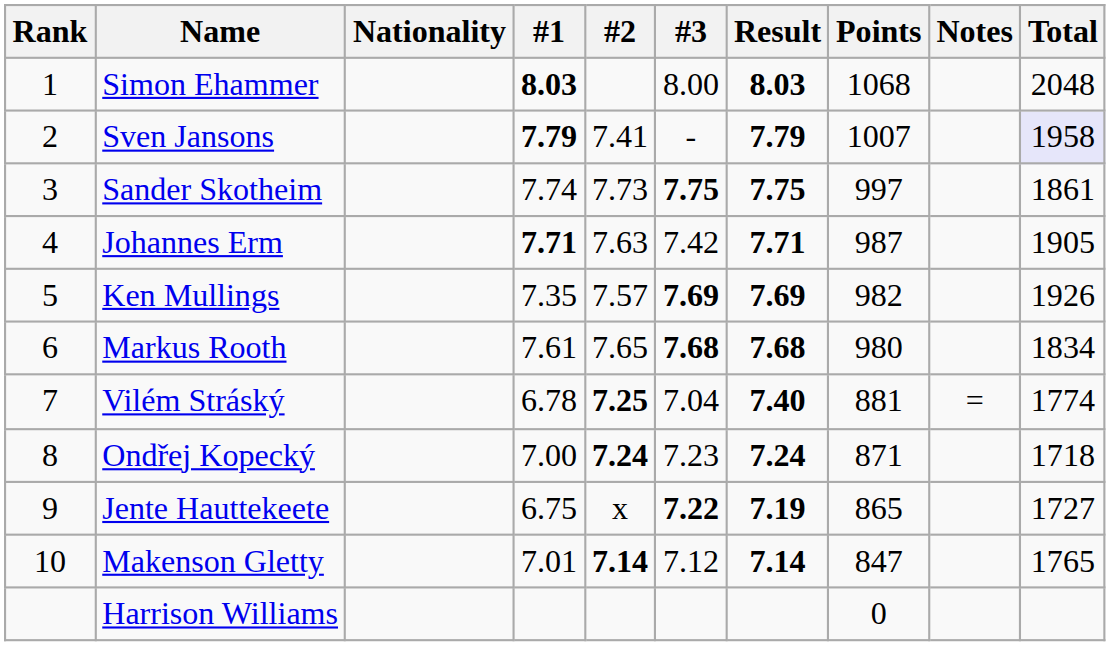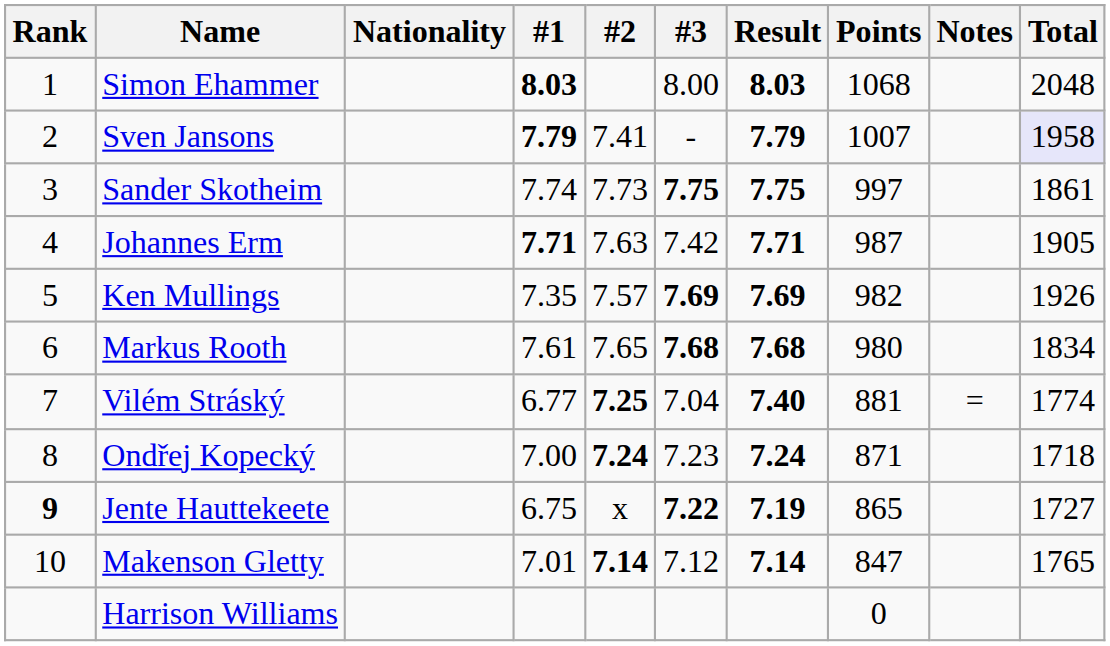(549, 401) 6.78 -> (549, 401) 6.77
(50, 507) normal -> (50, 507) bold
